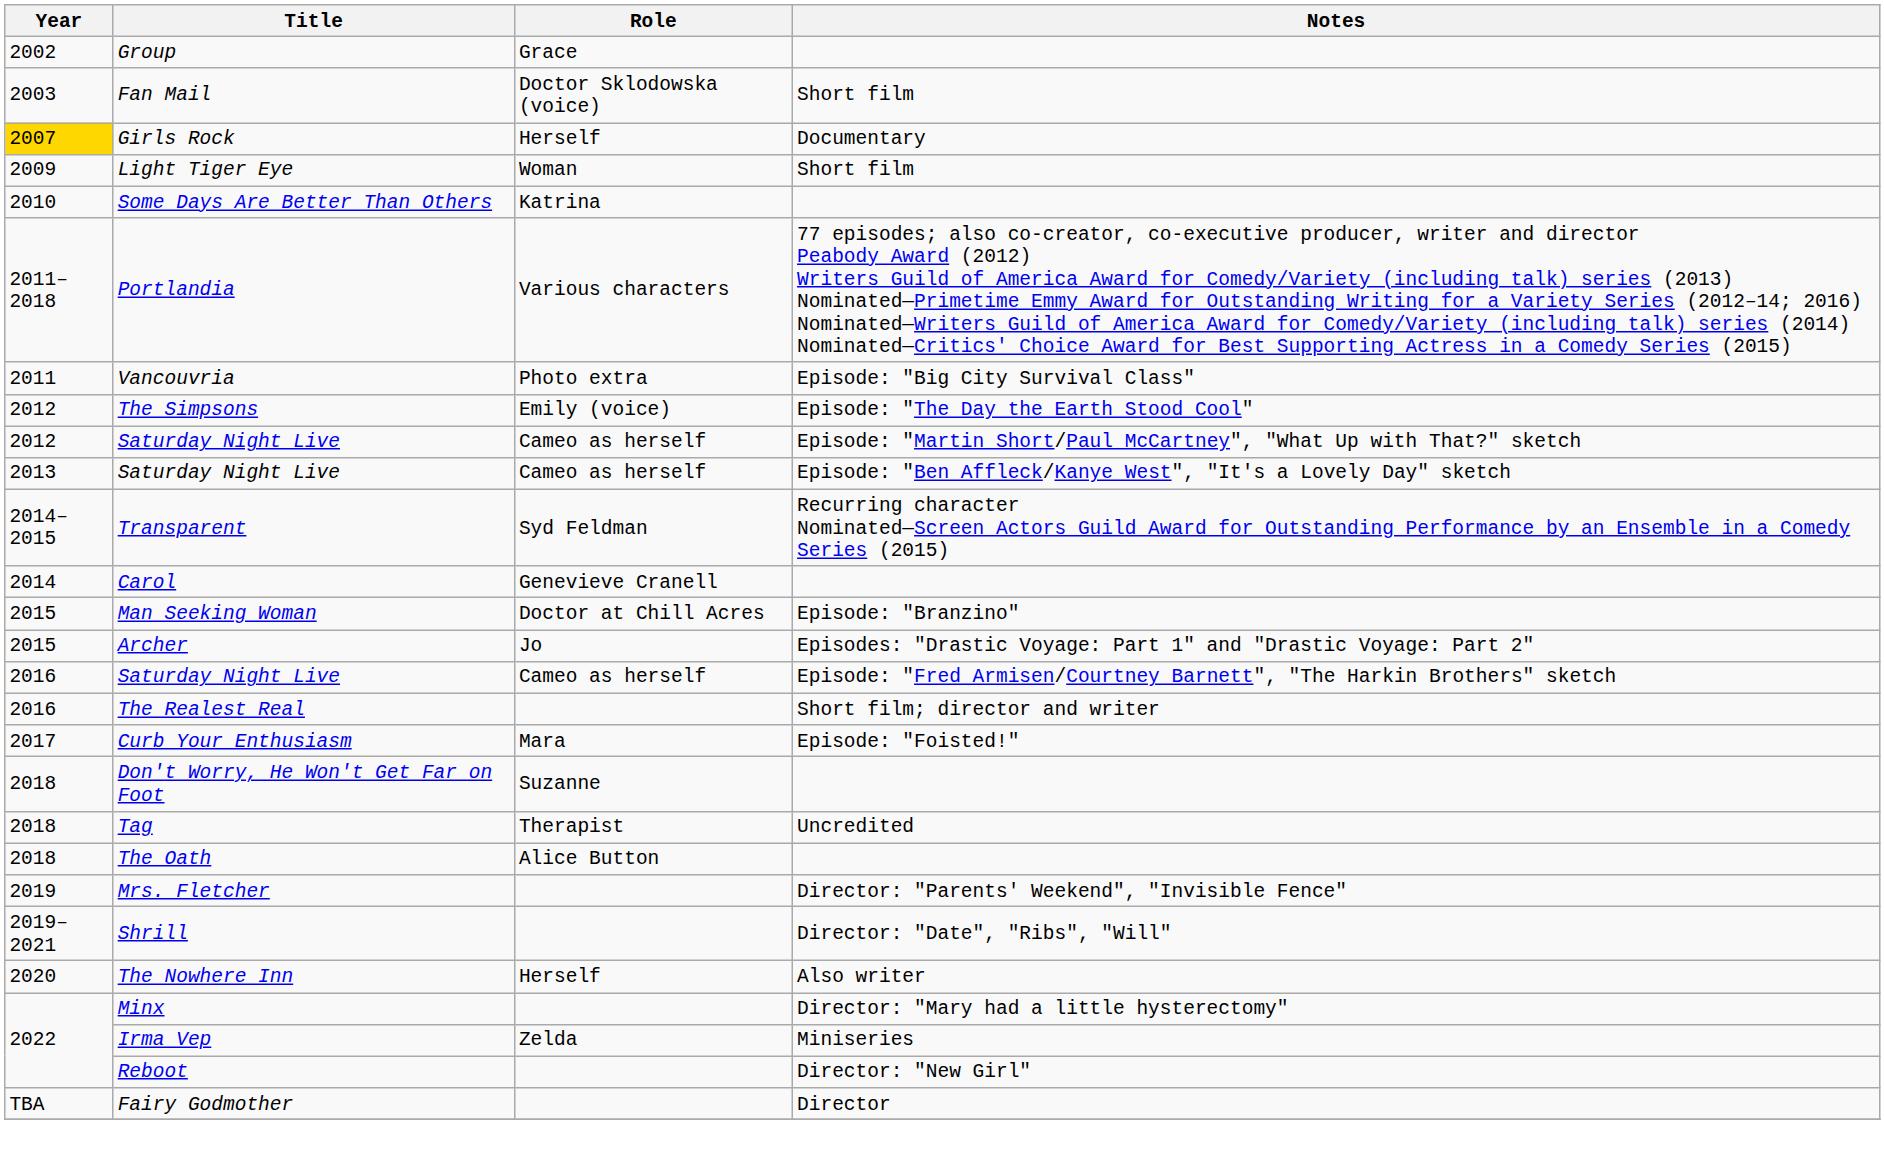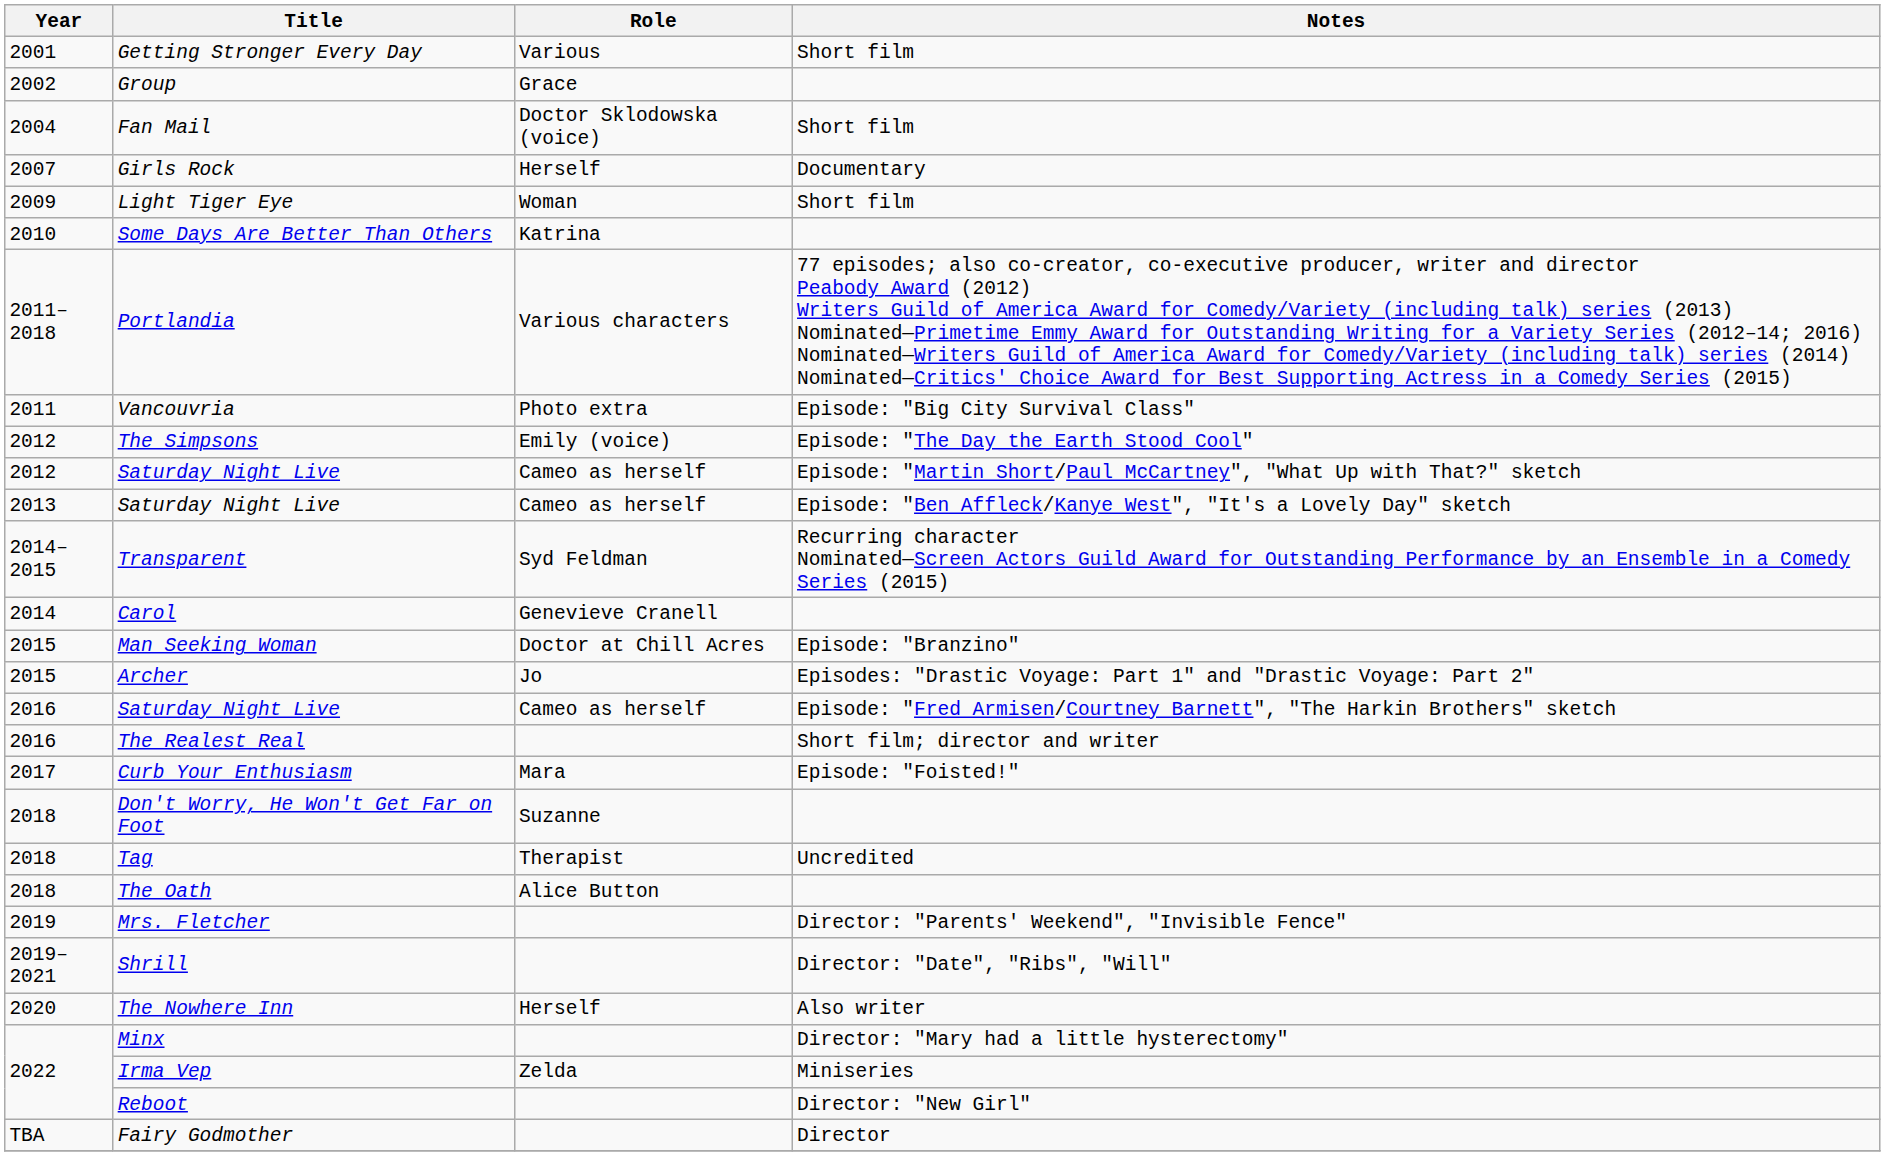+ row: (270, 52)
(33, 95) 2003 -> (33, 127) 2004
(33, 138) gold background -> (33, 170) no background
